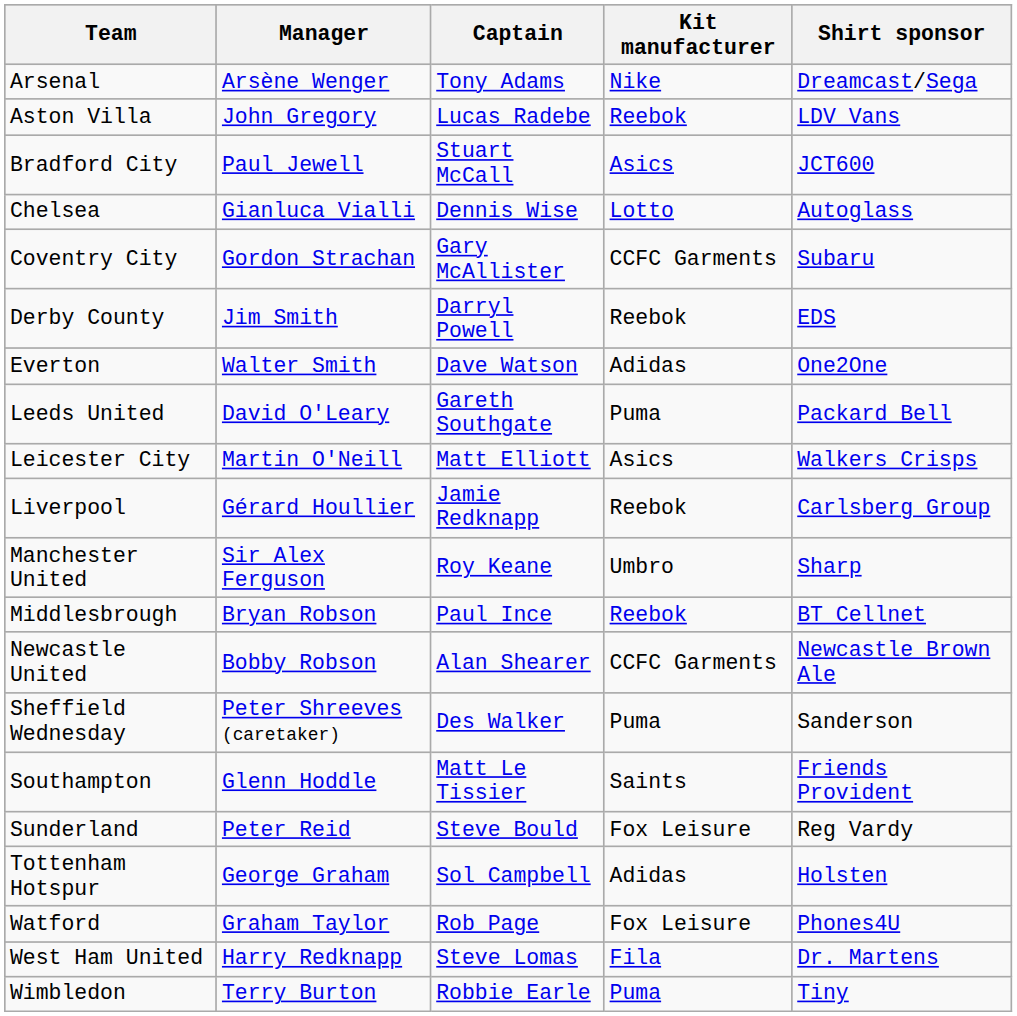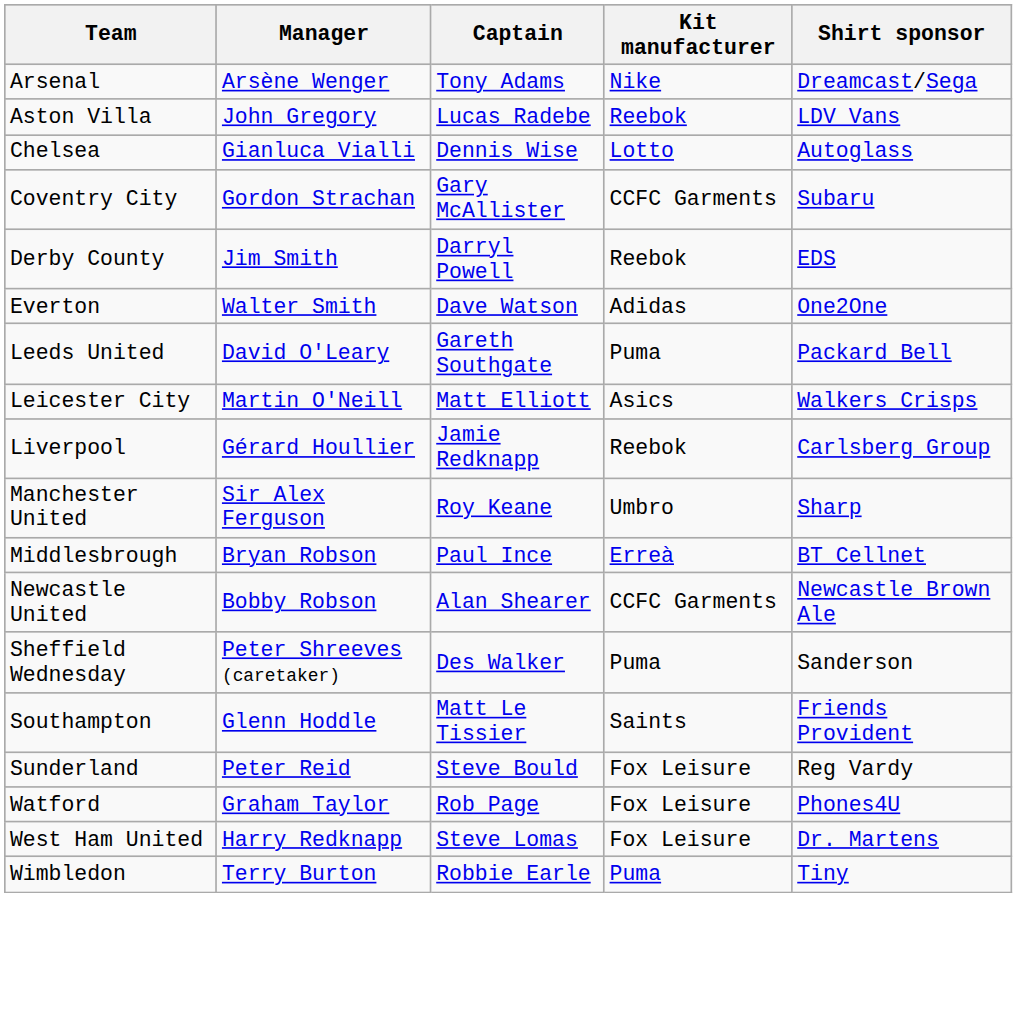- row: (94, 164)
(648, 615) Reebok -> (642, 555) Erreà
- row: (68, 876)
(635, 959) Fila -> (680, 839) Fox Leisure
